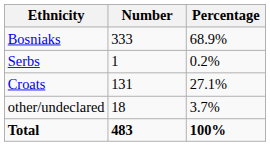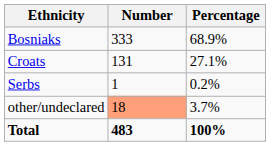rows swapped: (27, 84) <-> (24, 61)
(118, 107) no background -> (118, 107) lightsalmon background
